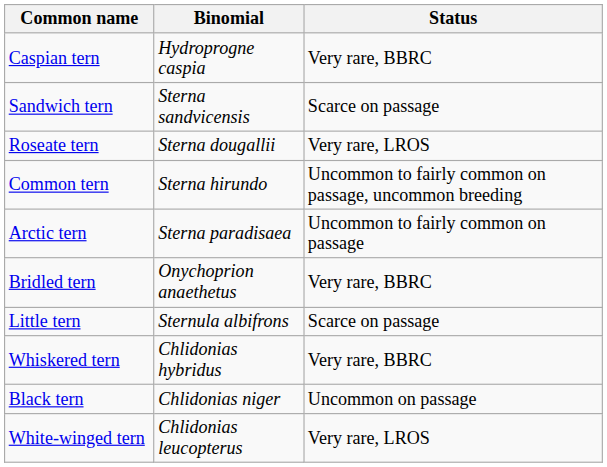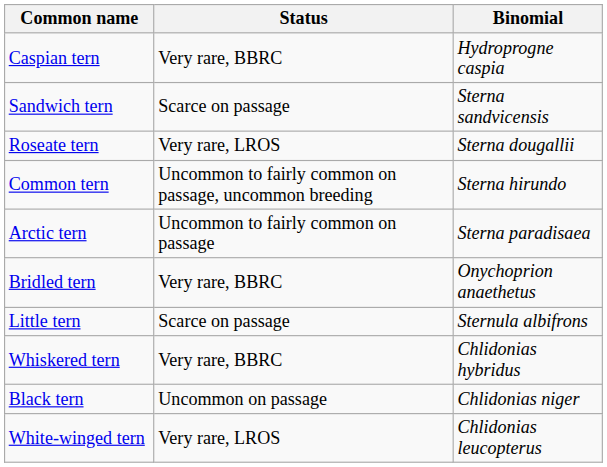columns swapped: (229, 18) <-> (453, 18)
